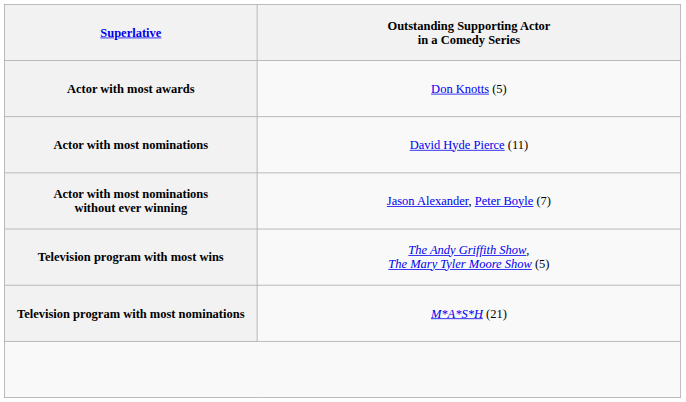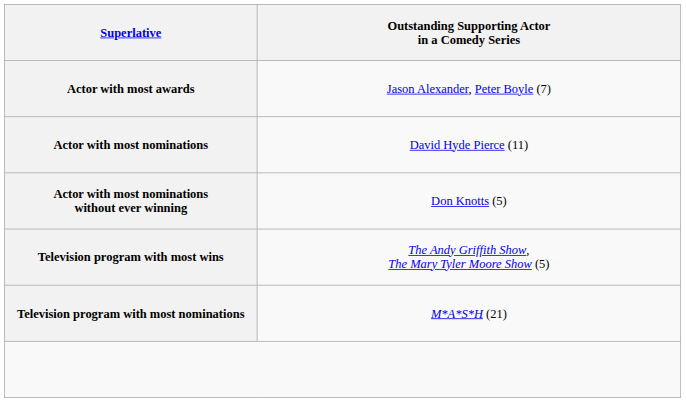(469, 88) Don Knotts (5) -> (469, 88) Jason Alexander, Peter Boyle (7)
(469, 201) Jason Alexander, Peter Boyle (7) -> (469, 201) Don Knotts (5)
